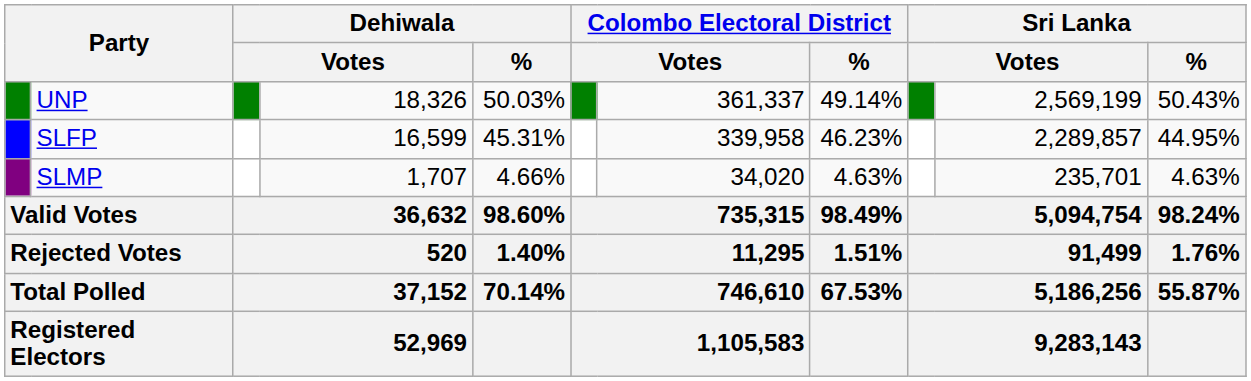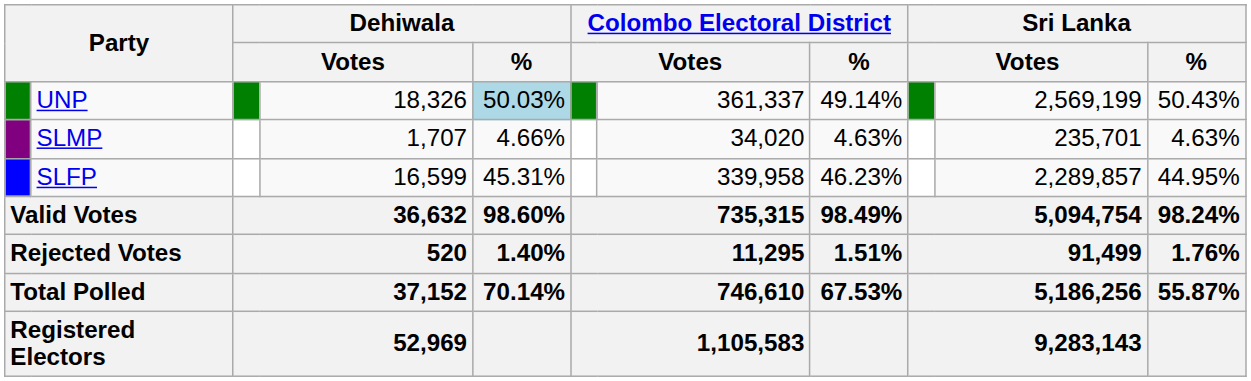(524, 100) no background -> (524, 100) lightblue background
rows swapped: (67, 138) <-> (69, 176)
